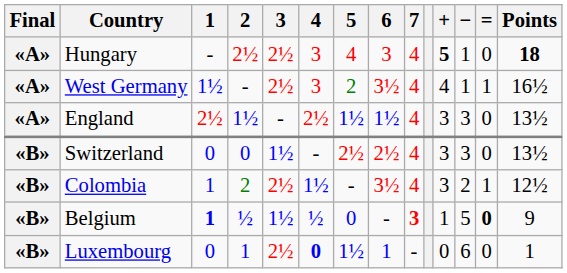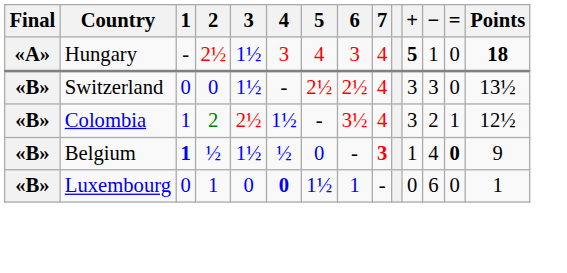(281, 53) 2½ -> (249, 53) 1½
- row: (126, 86)
- row: (99, 119)
(465, 218) 5 -> (433, 153) 4
(281, 251) 2½ -> (249, 185) 0
